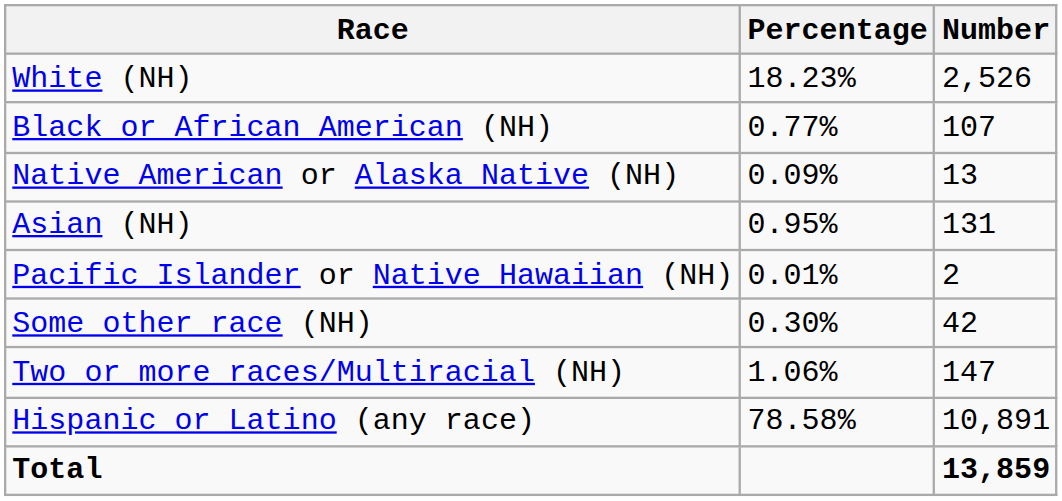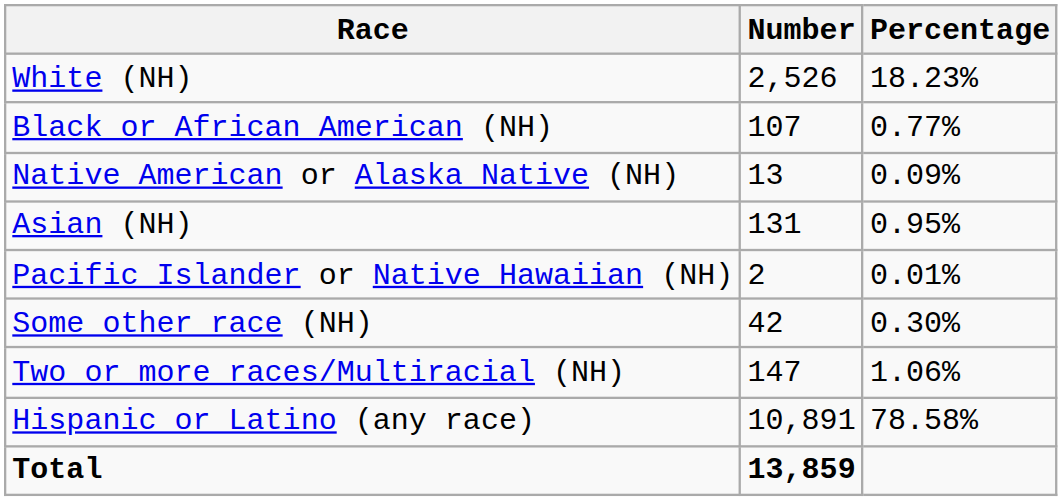columns swapped: (996, 30) <-> (838, 30)
